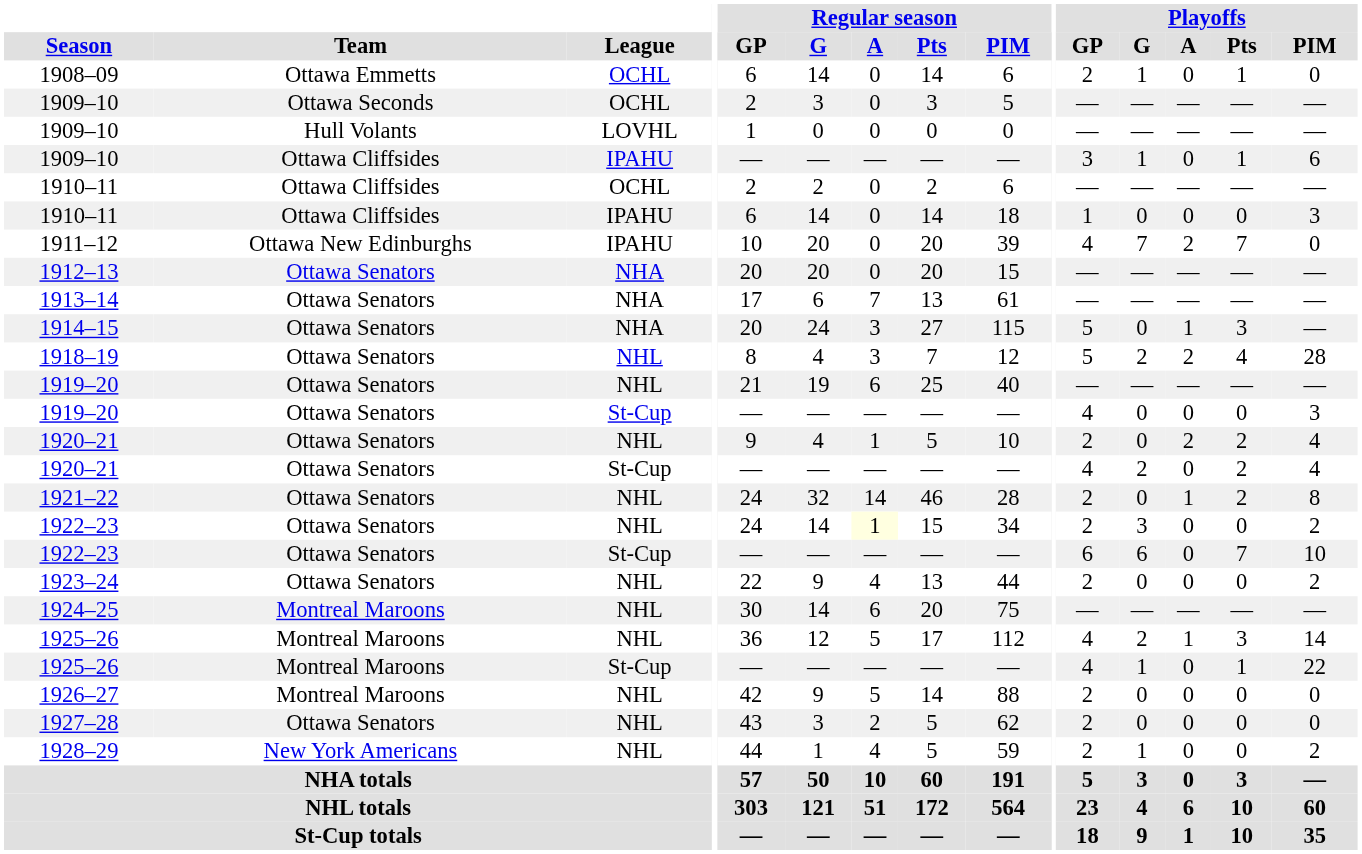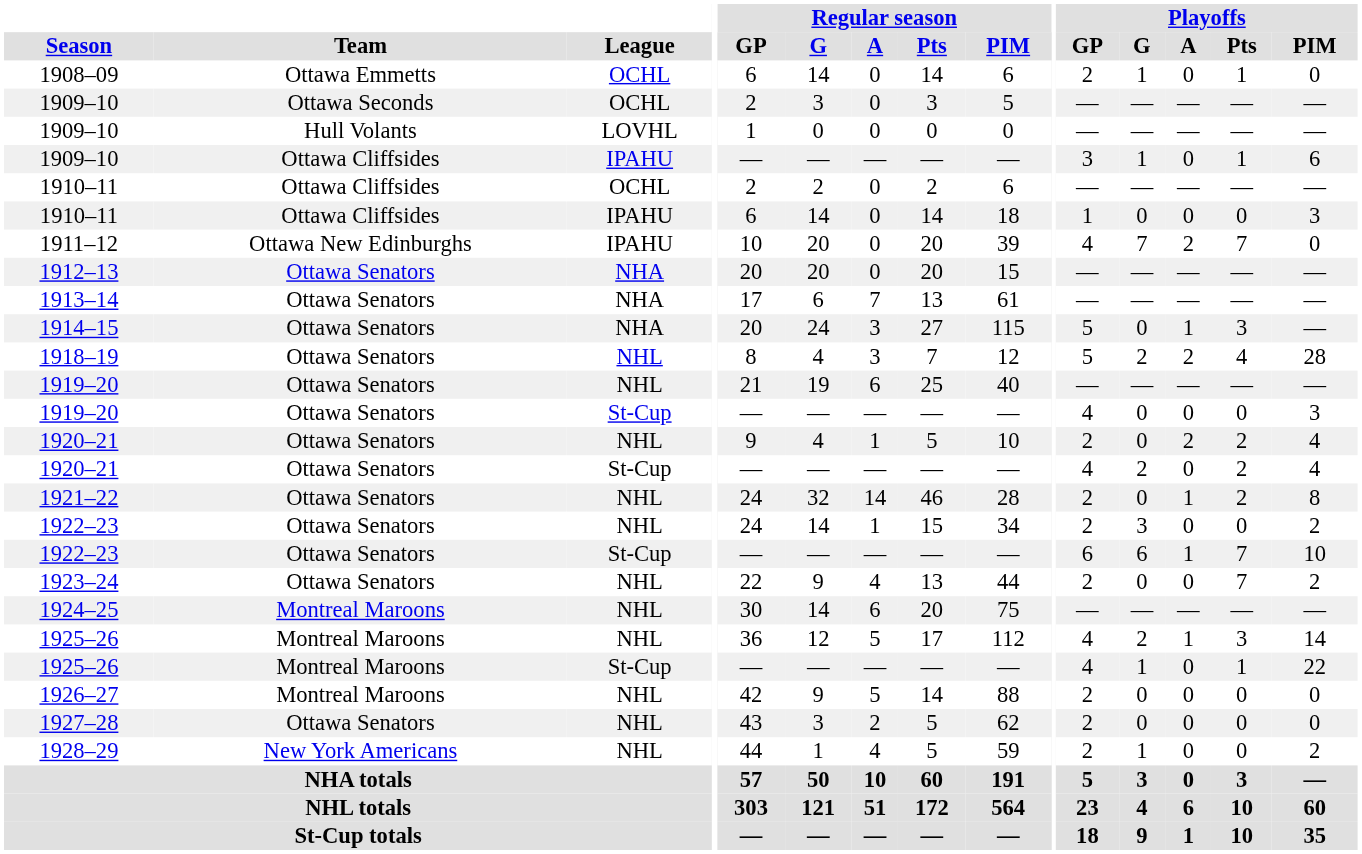(875, 525) lightyellow background -> (875, 525) no background
(1188, 553) 0 -> (1188, 553) 1
(1242, 581) 0 -> (1242, 581) 7
